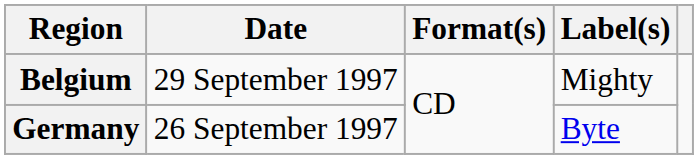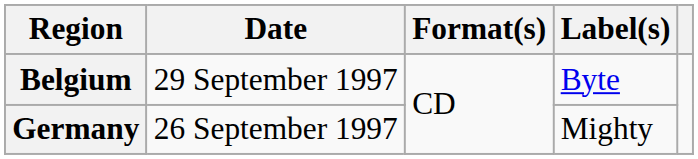(607, 79) Mighty -> (590, 79) Byte
(590, 128) Byte -> (607, 128) Mighty
